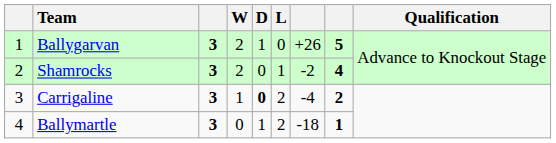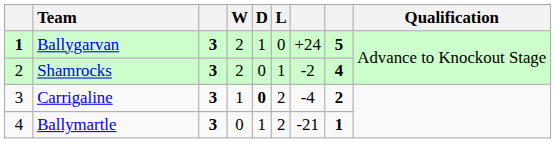(19, 44) normal -> (19, 44) bold
(308, 44) +26 -> (308, 44) +24
(308, 124) -18 -> (308, 124) -21
